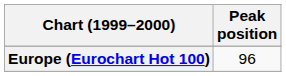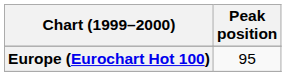(247, 58) 96 -> (247, 58) 95
